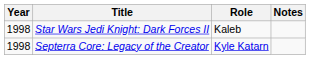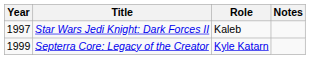(19, 29) 1998 -> (19, 29) 1997
(19, 46) 1998 -> (19, 46) 1999
